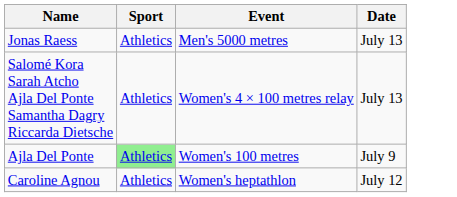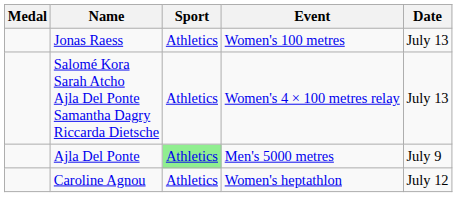+ column: (27, 16)
(233, 40) Men's 5000 metres -> (285, 40) Women's 100 metres
(239, 156) Women's 100 metres -> (279, 156) Men's 5000 metres
